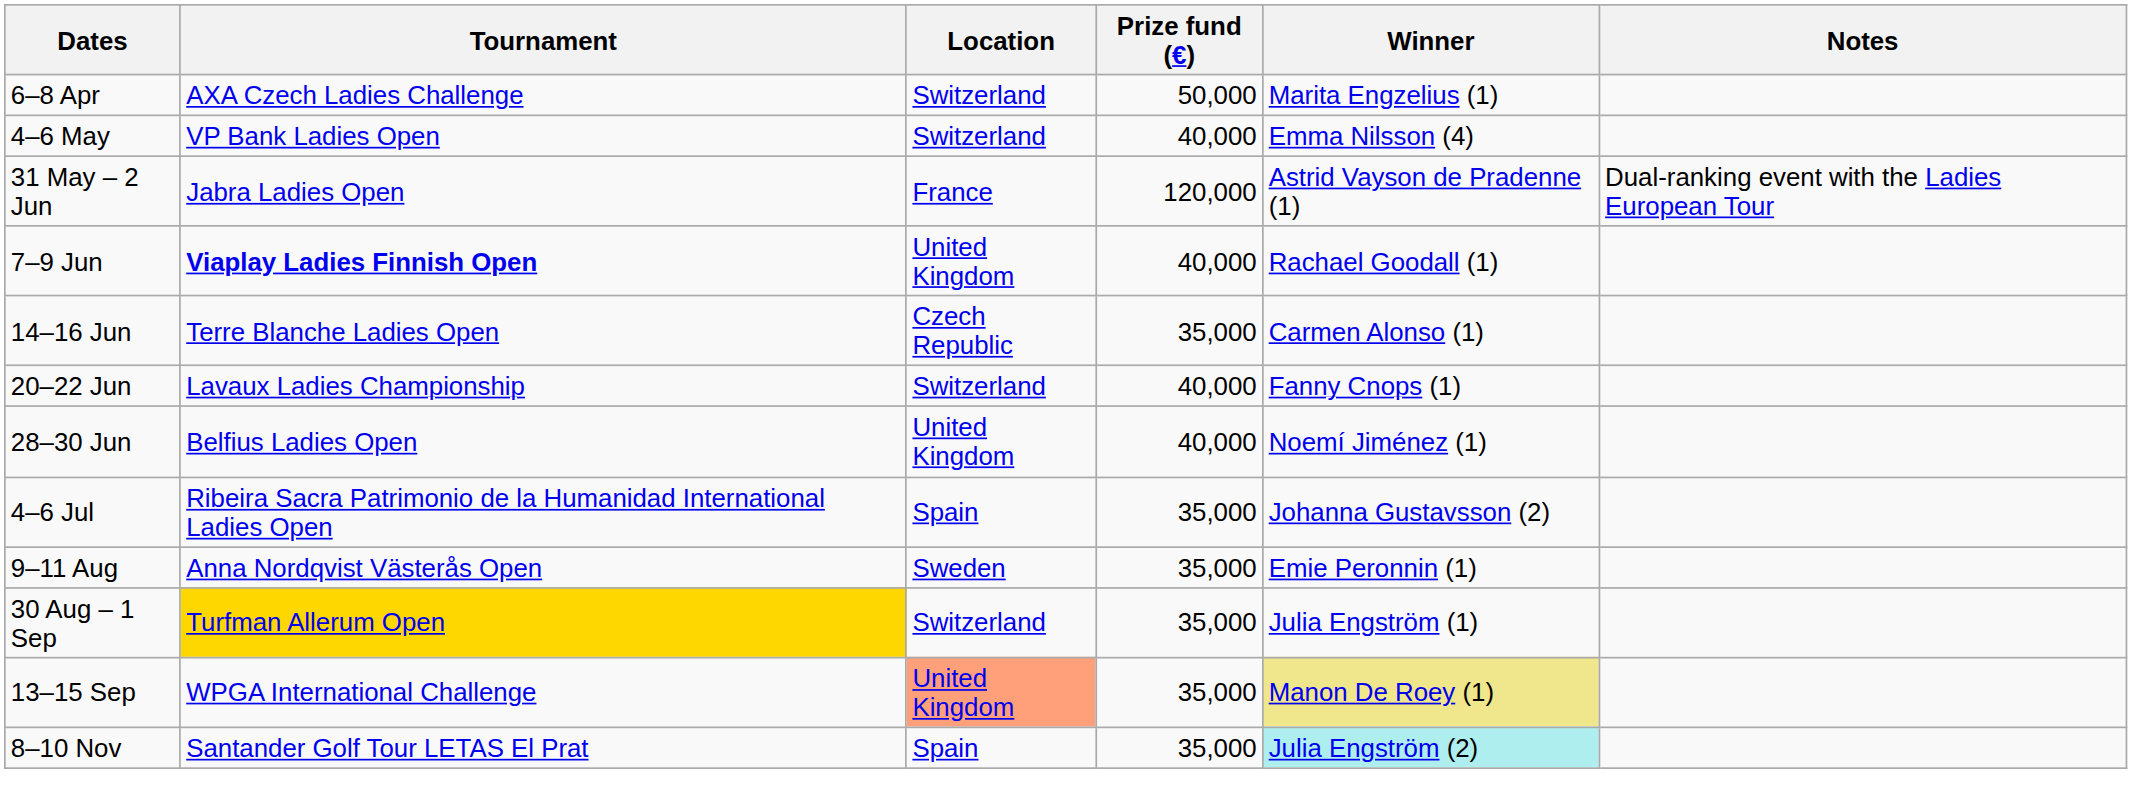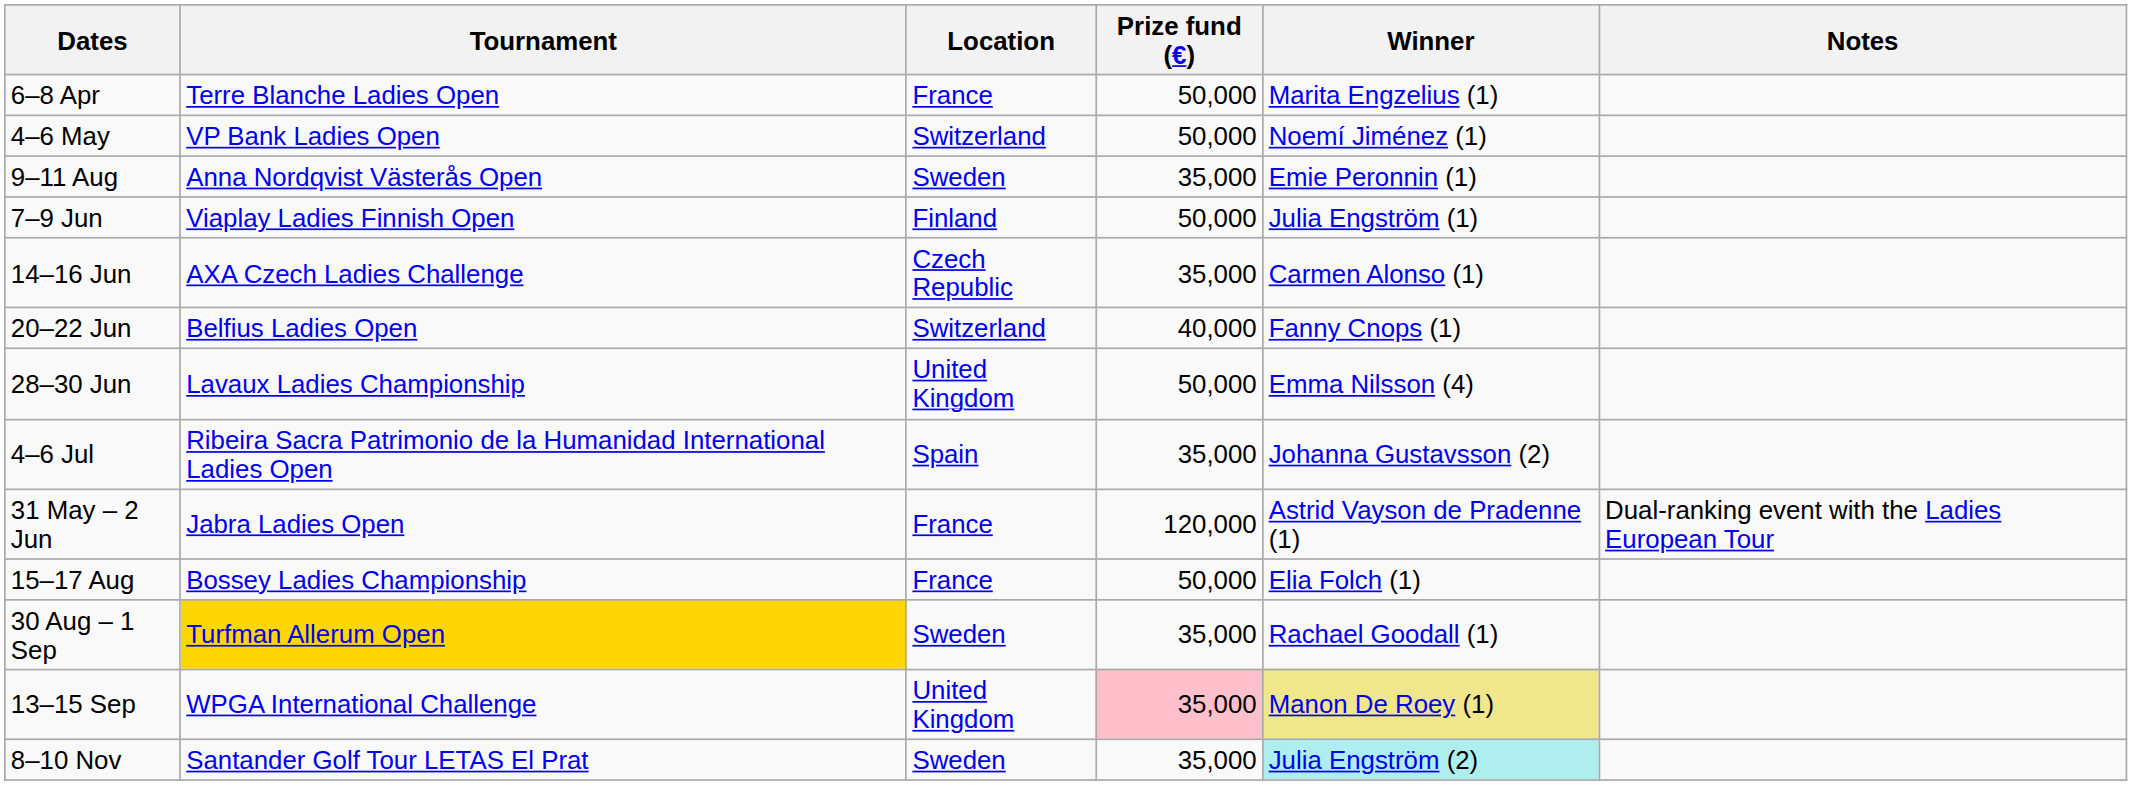(355, 95) AXA Czech Ladies Challenge -> (343, 95) Terre Blanche Ladies Open
(979, 95) Switzerland -> (953, 95) France
(1217, 136) 40,000 -> (1217, 136) 50,000
(1371, 136) Emma Nilsson (4) -> (1378, 136) Noemí Jiménez (1)
rows swapped: (75, 192) <-> (64, 567)
(362, 261) bold -> (350, 218) normal
(963, 261) United Kingdom -> (955, 218) Finland
(1217, 261) 40,000 -> (1217, 218) 50,000
(1384, 261) Rachael Goodall (1) -> (1373, 218) Julia Engström (1)
(343, 331) Terre Blanche Ladies Open -> (355, 273) AXA Czech Ladies Challenge
(356, 387) Lavaux Ladies Championship -> (302, 329) Belfius Ladies Open
(302, 442) Belfius Ladies Open -> (356, 384) Lavaux Ladies Championship
(1217, 442) 40,000 -> (1217, 384) 50,000
(1378, 442) Noemí Jiménez (1) -> (1371, 384) Emma Nilsson (4)
+ row: (73, 579)
(979, 622) Switzerland -> (959, 634) Sweden
(1373, 622) Julia Engström (1) -> (1384, 634) Rachael Goodall (1)
(963, 692) lightsalmon background -> (963, 704) no background
(1217, 692) no background -> (1217, 704) pink background
(945, 748) Spain -> (959, 760) Sweden
